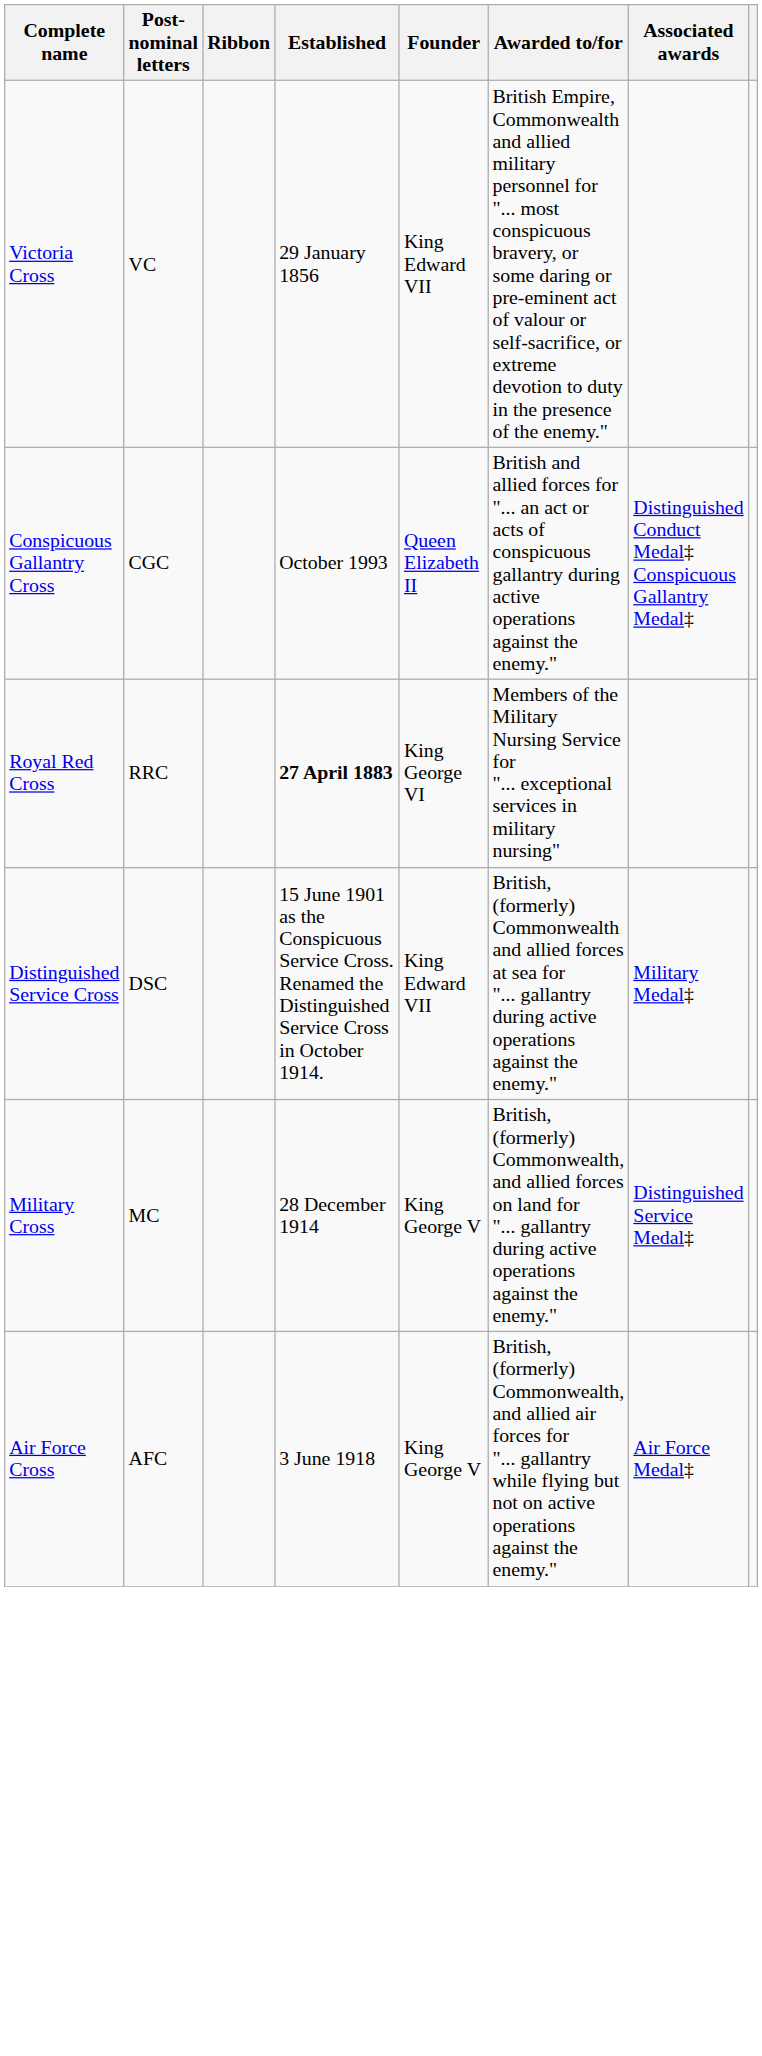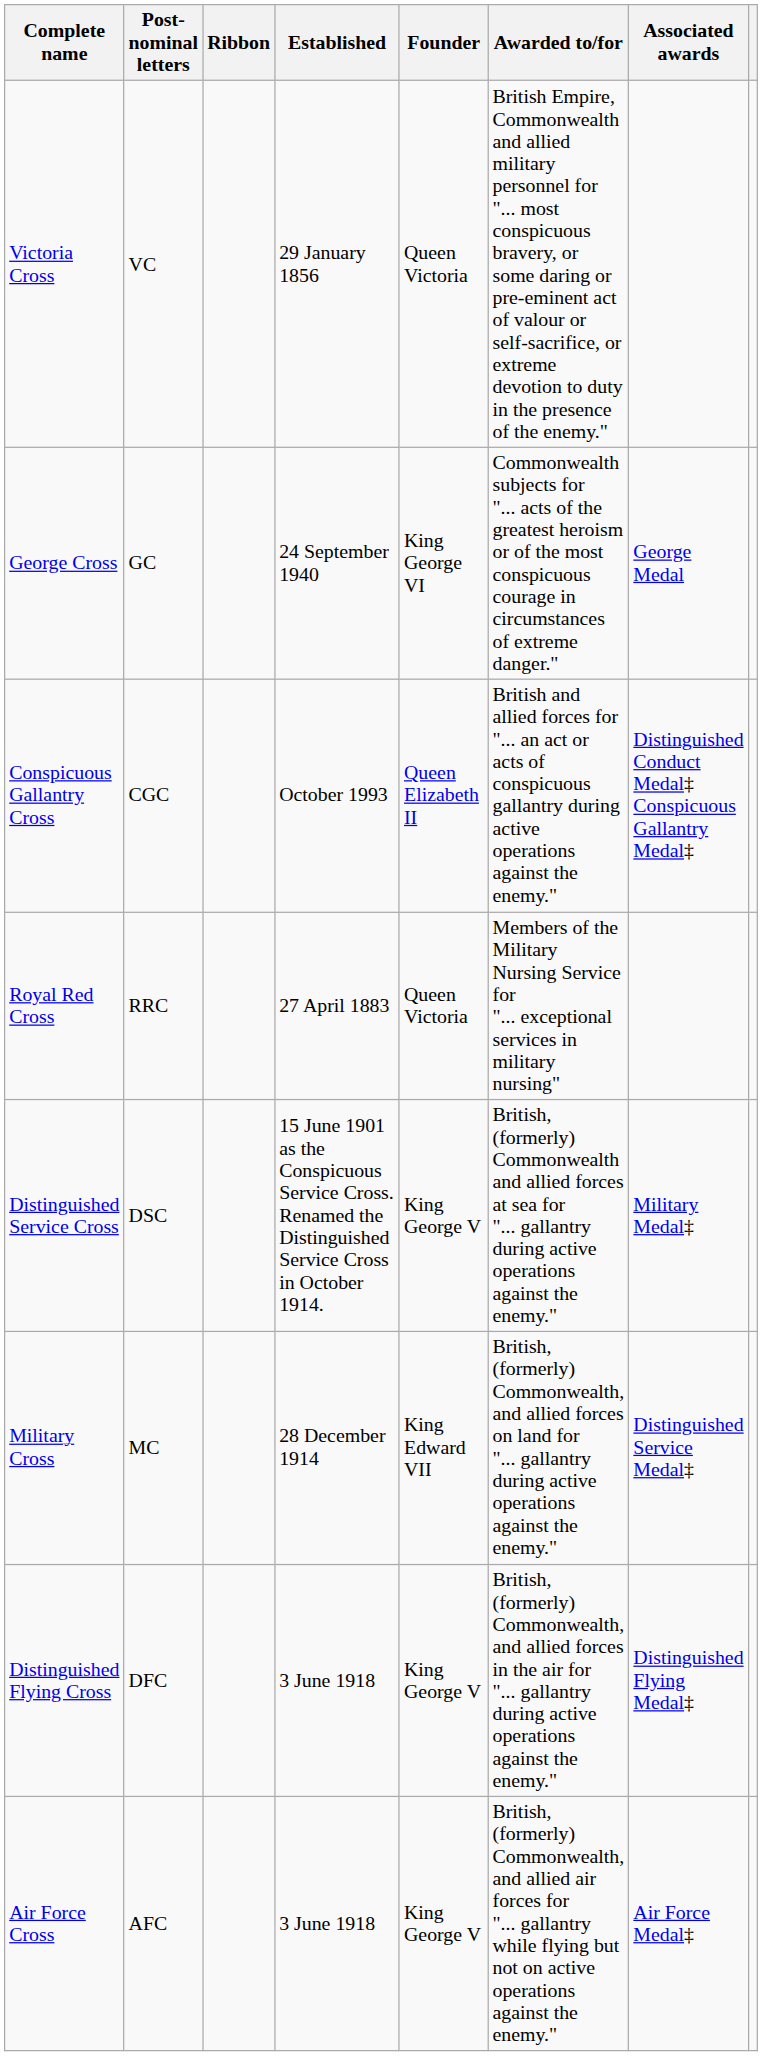(435, 263) King Edward VII -> (436, 263) Queen Victoria
+ row: (63, 563)
(336, 773) bold -> (334, 1005) normal
(433, 773) King George VI -> (436, 1005) Queen Victoria
(435, 983) King Edward VII -> (442, 1215) King George V
(442, 1215) King George V -> (435, 1447) King Edward VII
+ row: (64, 1680)
